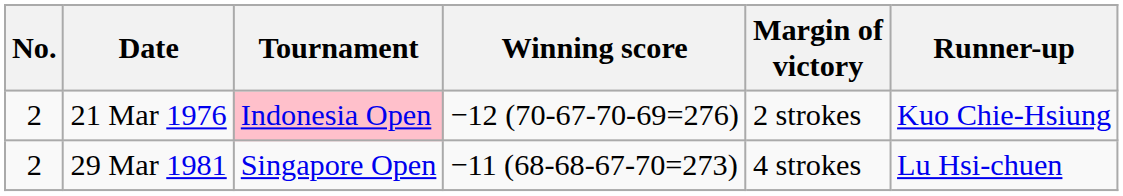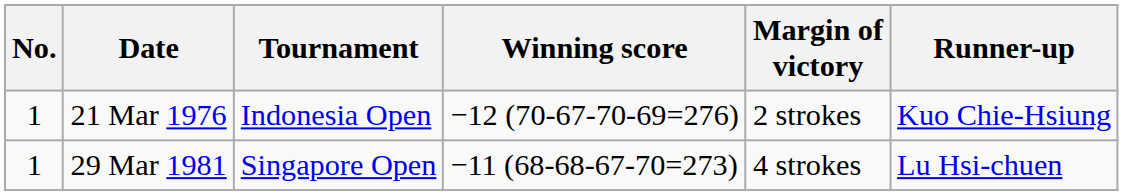(34, 115) 2 -> (34, 115) 1
(336, 115) pink background -> (336, 115) no background
(34, 165) 2 -> (34, 165) 1
